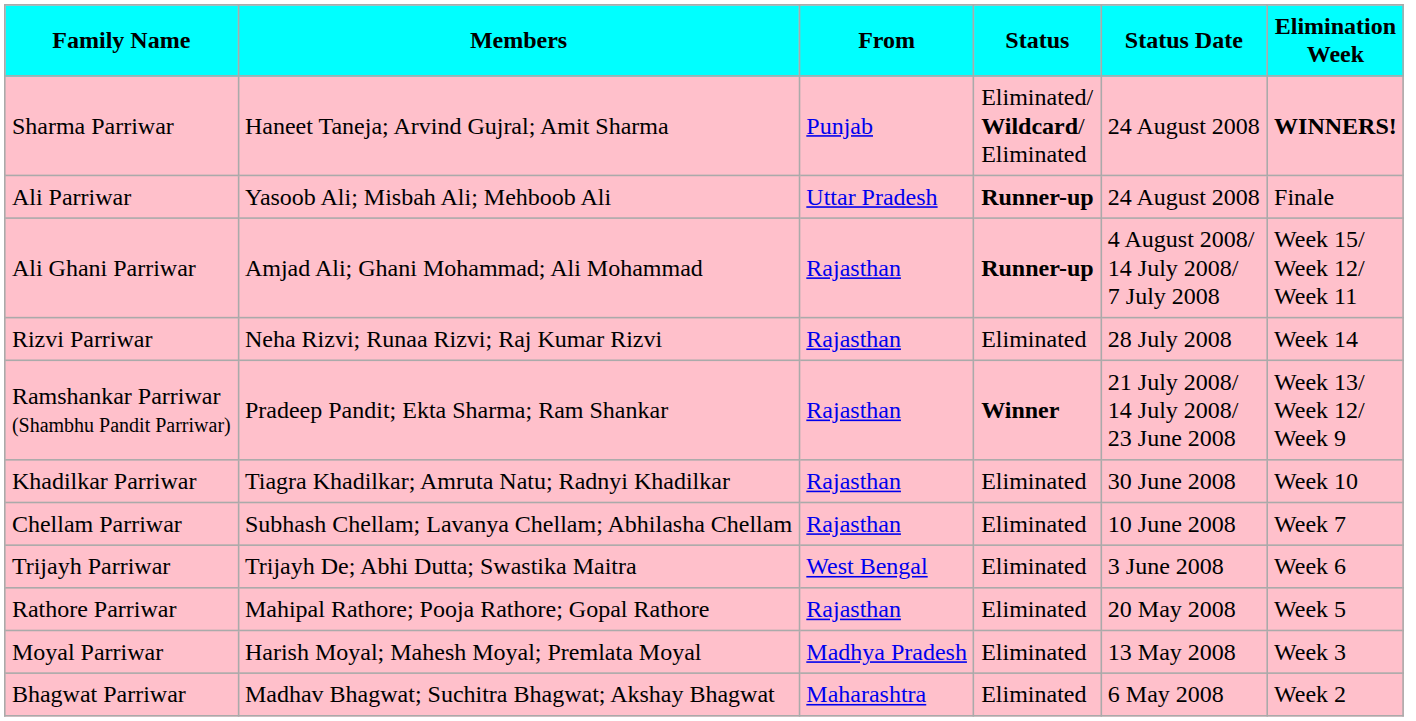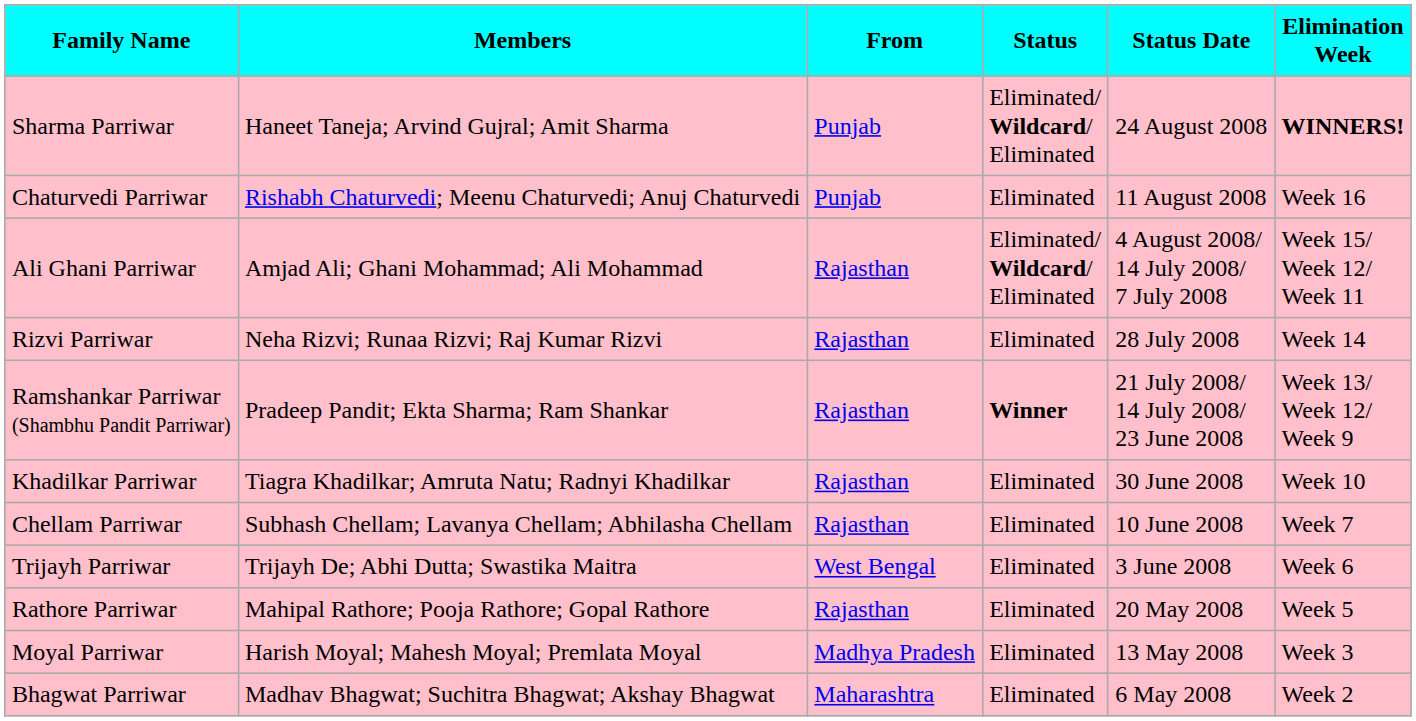- row: (72, 196)
+ row: (110, 196)
(1037, 267) Runner-up -> (1045, 267) Eliminated/ Wildcard/ Eliminated
